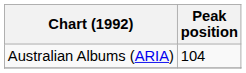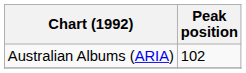(193, 56) 104 -> (193, 56) 102
